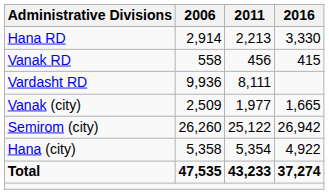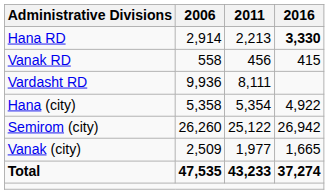(303, 37) normal -> (303, 37) bold
rows swapped: (42, 149) <-> (44, 104)
